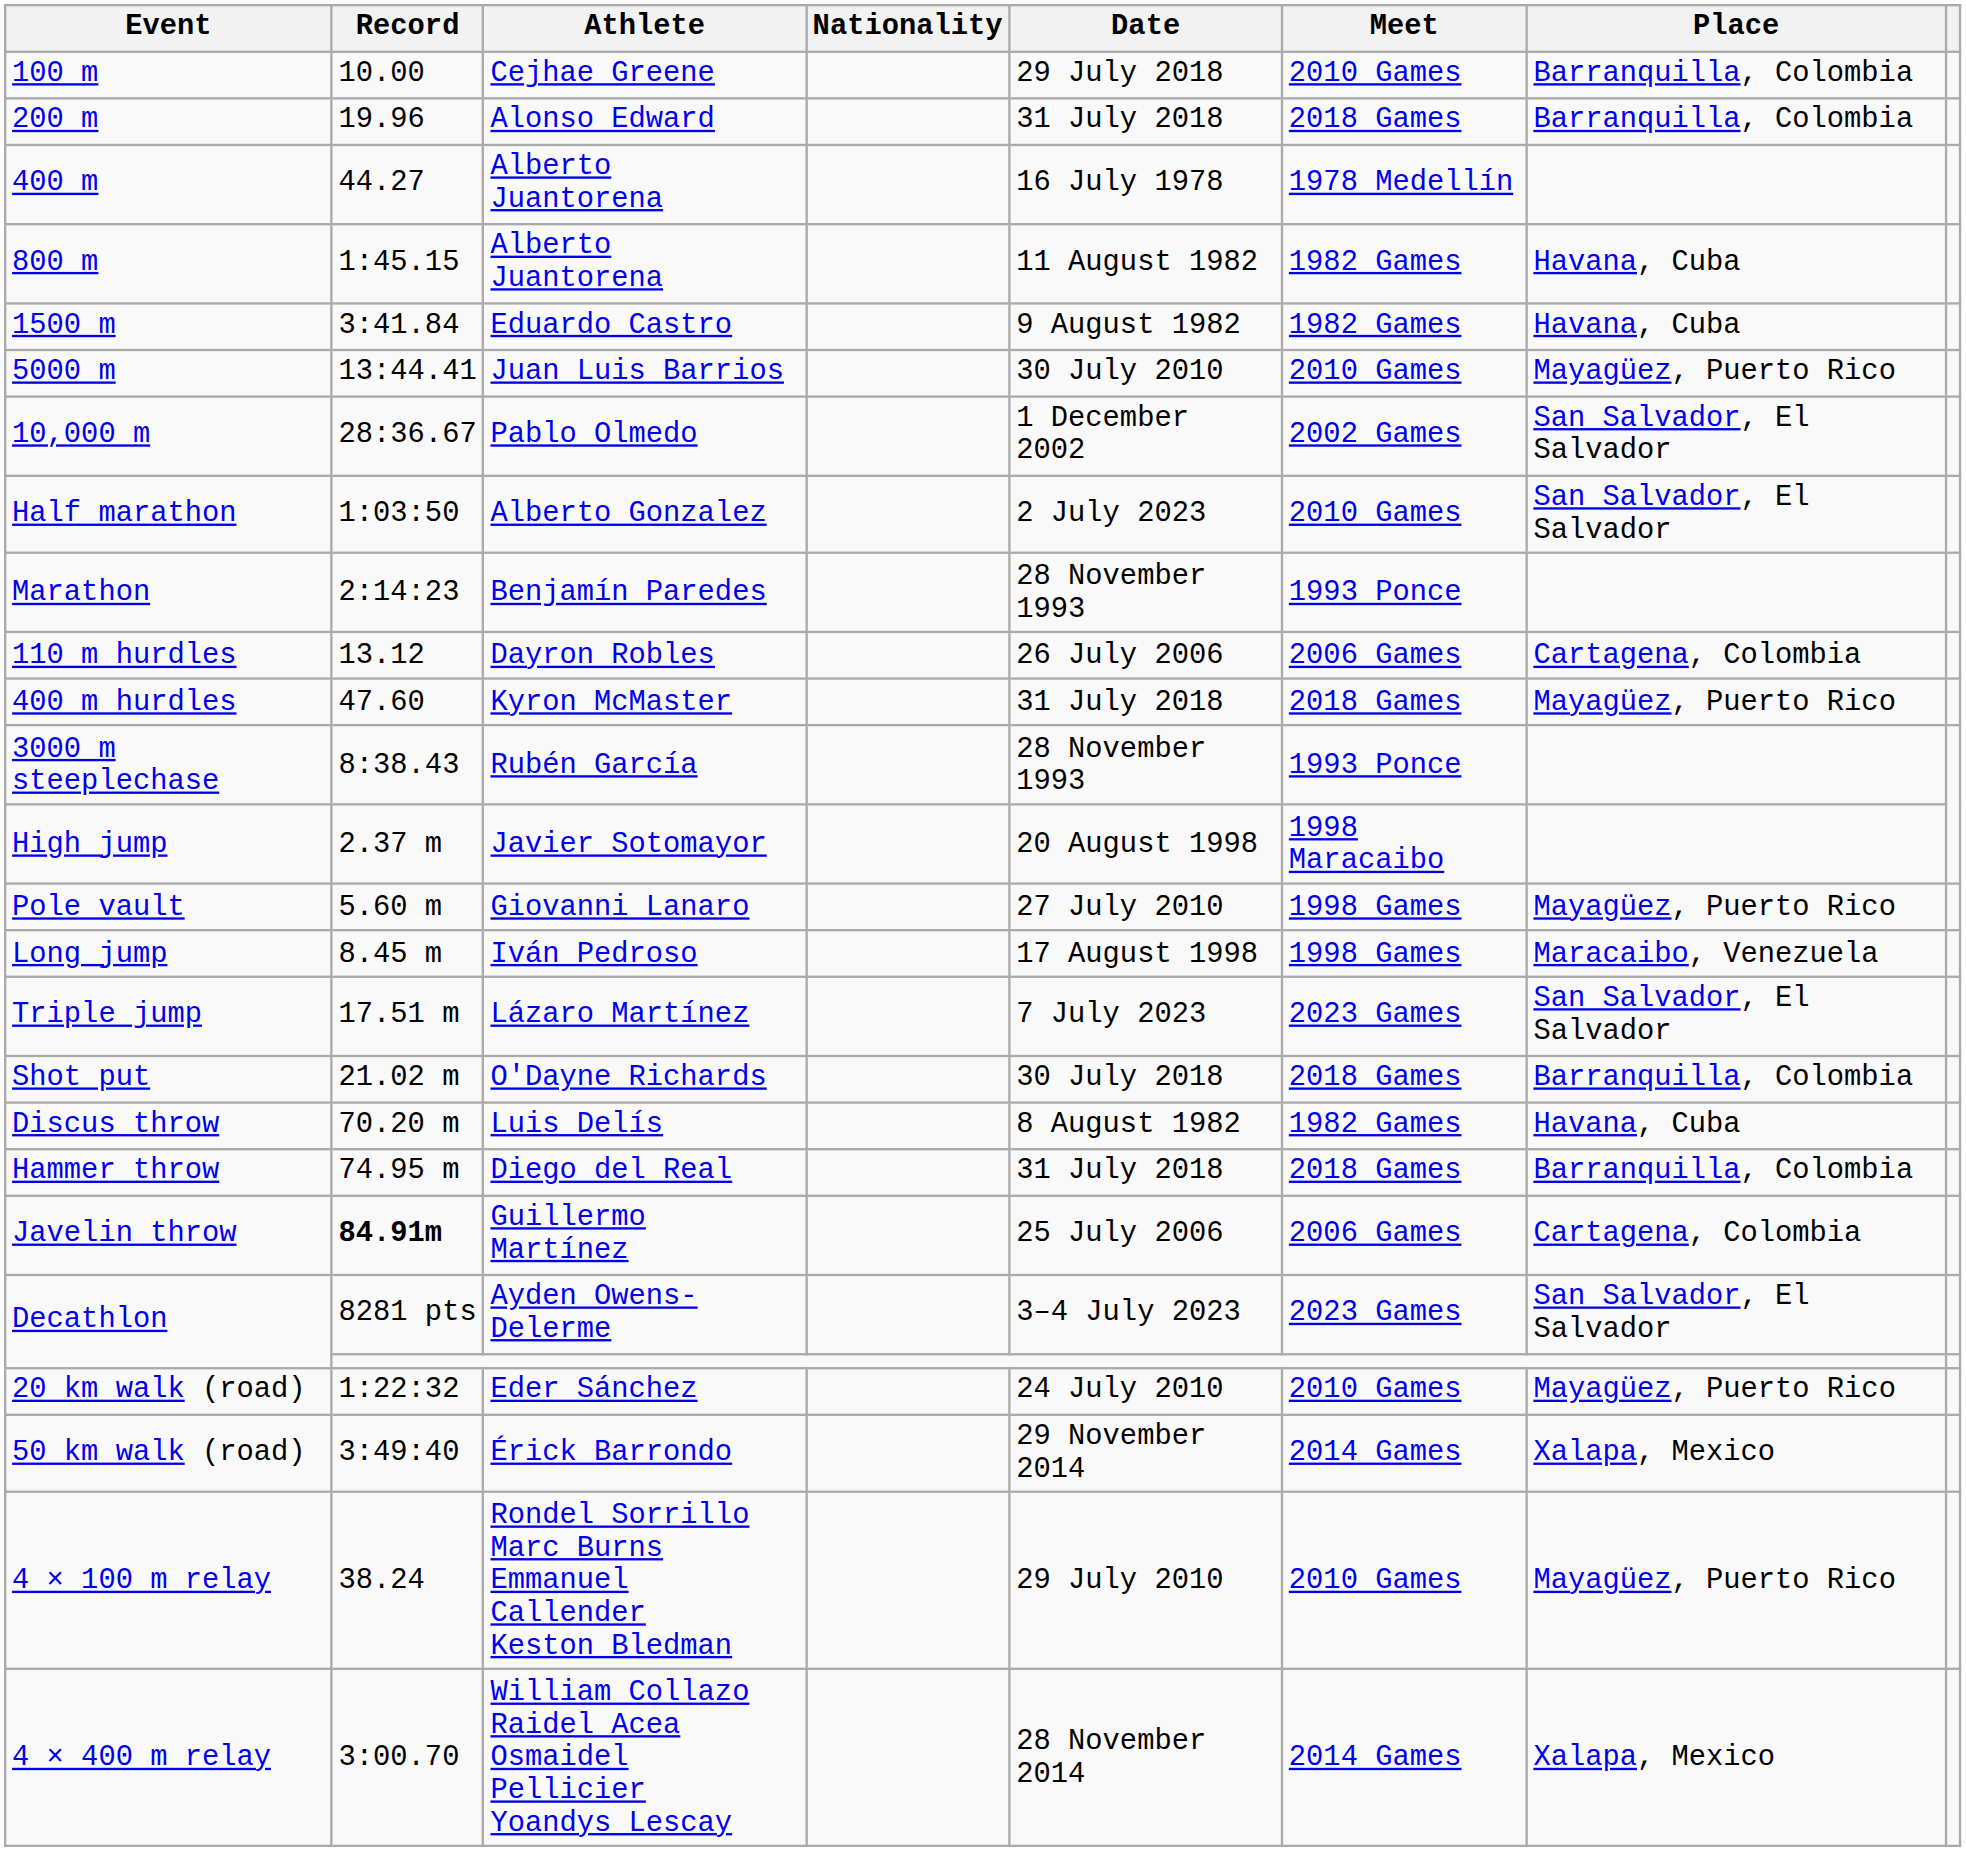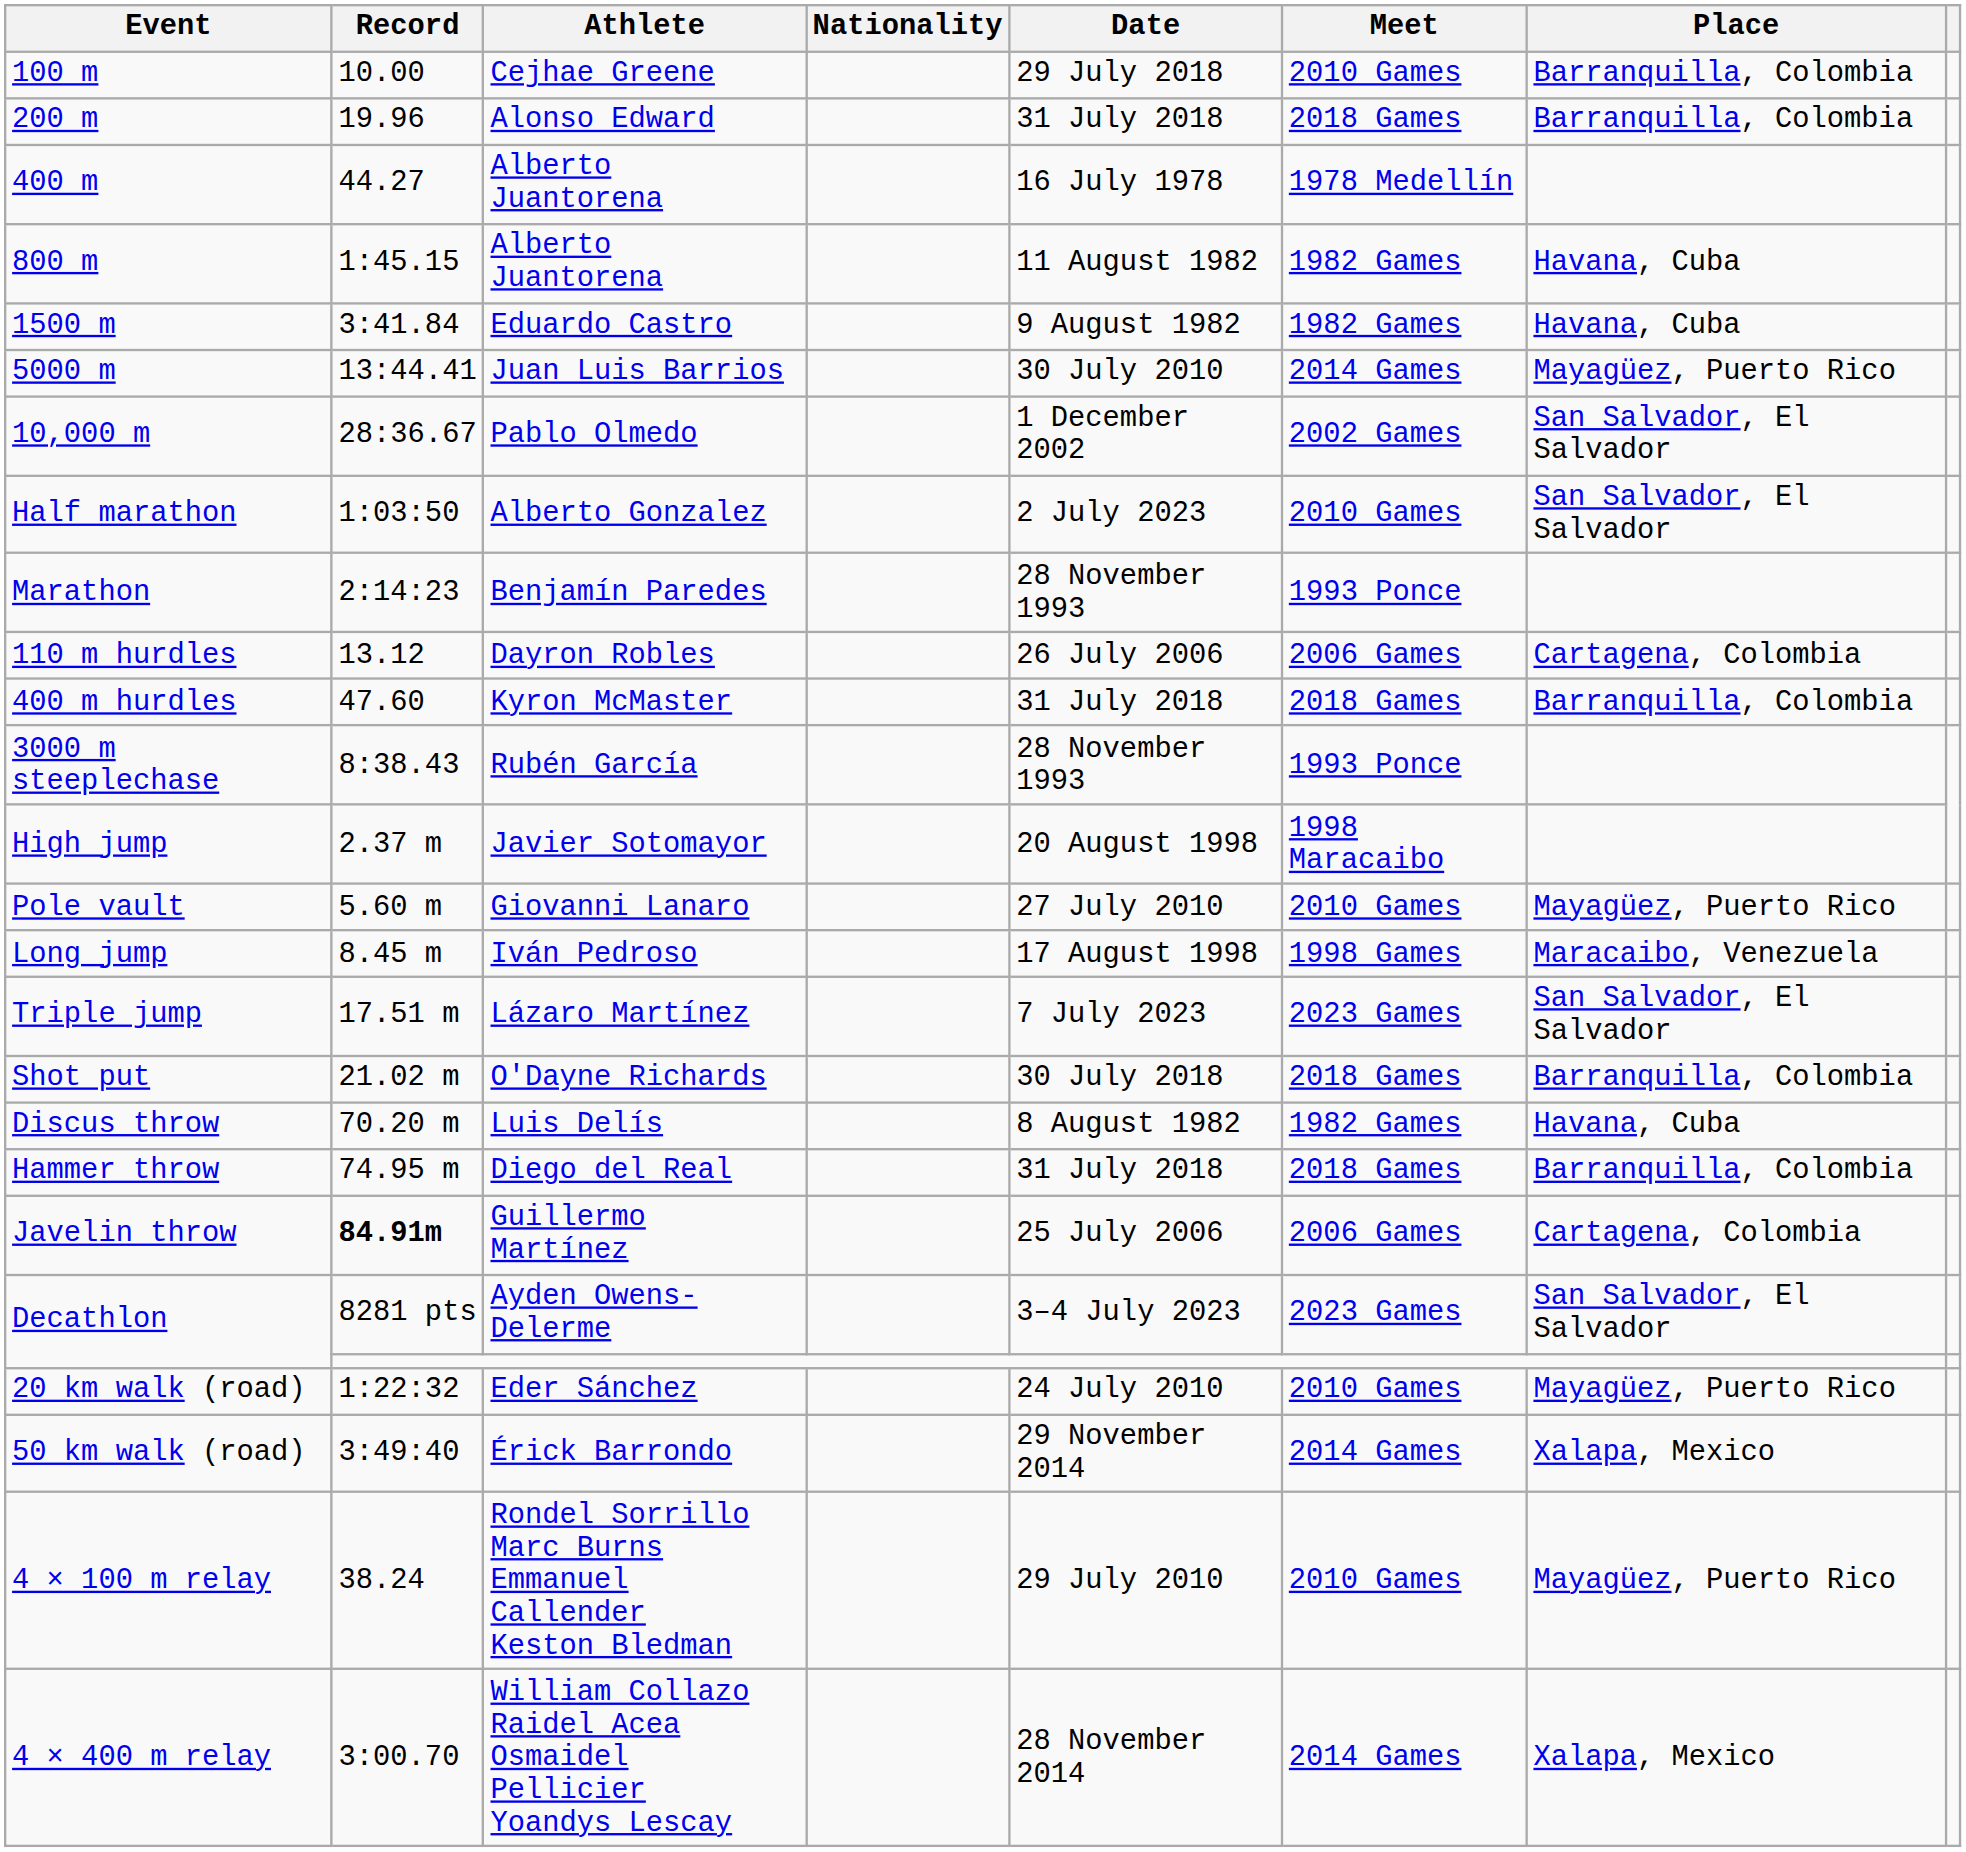(1375, 373) 2010 Games -> (1375, 373) 2014 Games
(1715, 703) Mayagüez, Puerto Rico -> (1723, 703) Barranquilla, Colombia
(1375, 907) 1998 Games -> (1375, 907) 2010 Games
